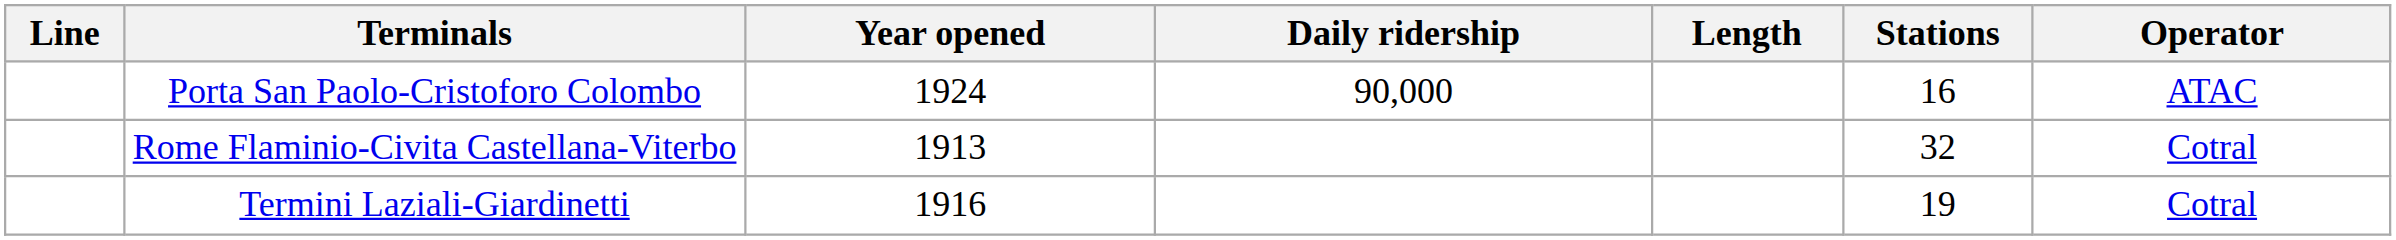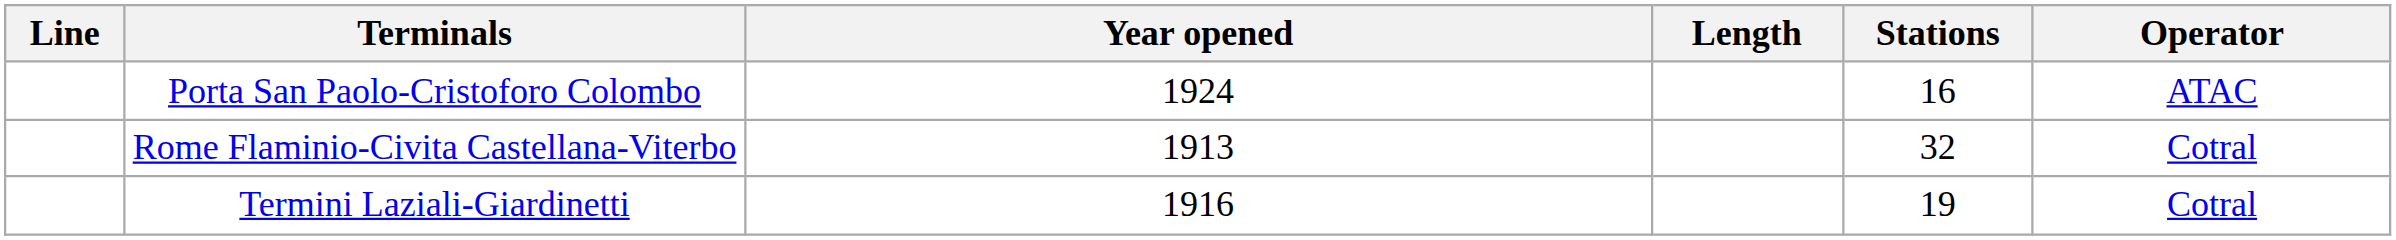- column: (1404, 33)
